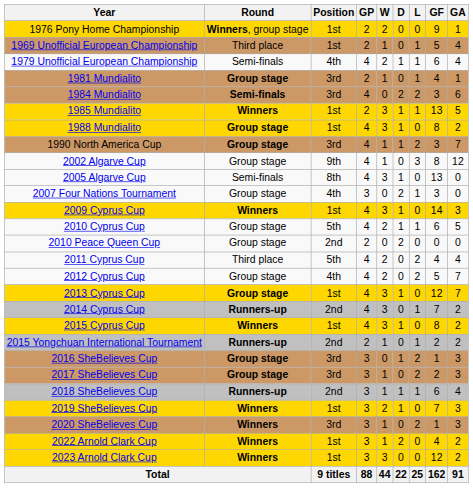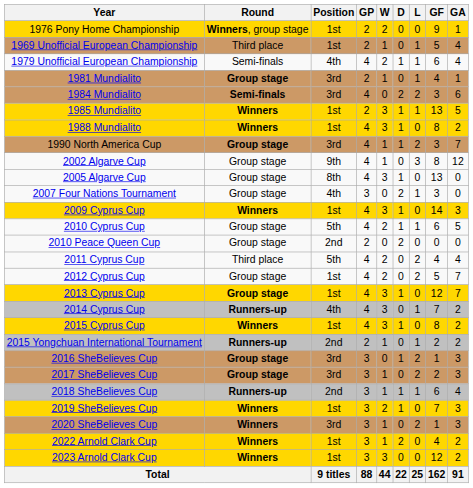(258, 128) Group stage -> (258, 128) Winners
(258, 177) Semi-finals -> (258, 177) Group stage
(334, 276) 4th -> (334, 276) 1st
(334, 309) 2nd -> (334, 309) 4th
